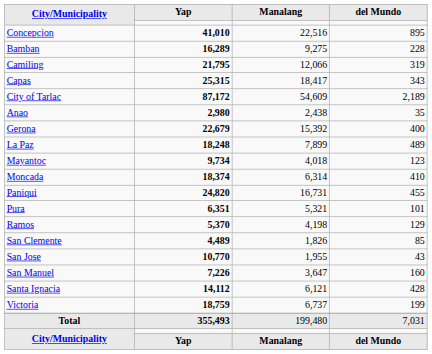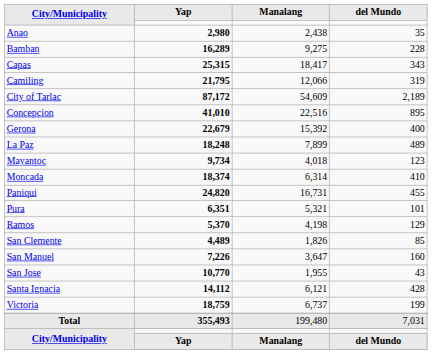rows swapped: (17, 112) <-> (30, 32)
rows swapped: (25, 64) <-> (19, 80)
rows swapped: (24, 256) <-> (30, 272)
